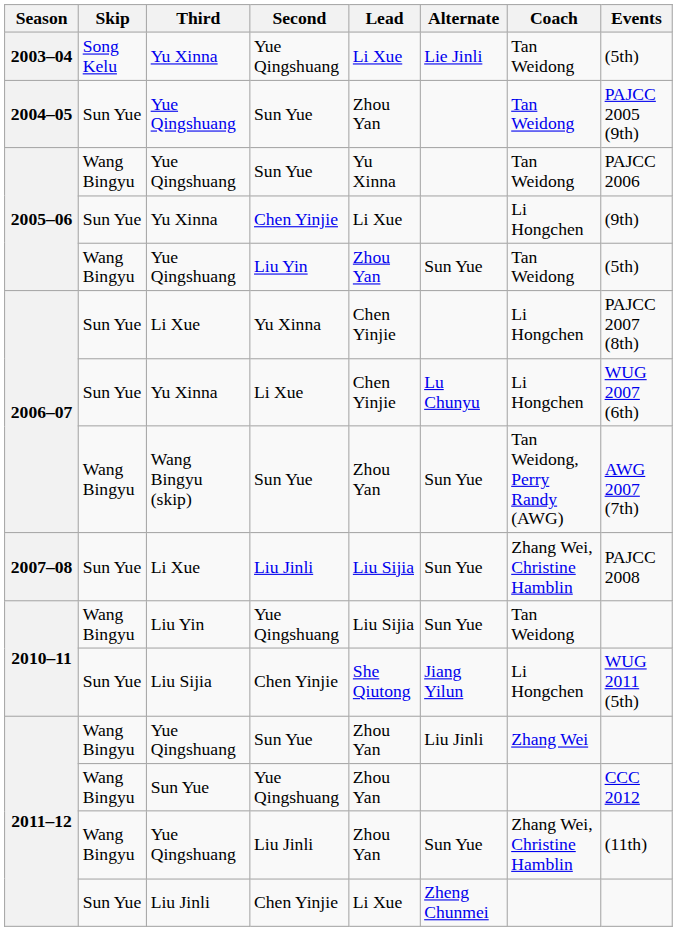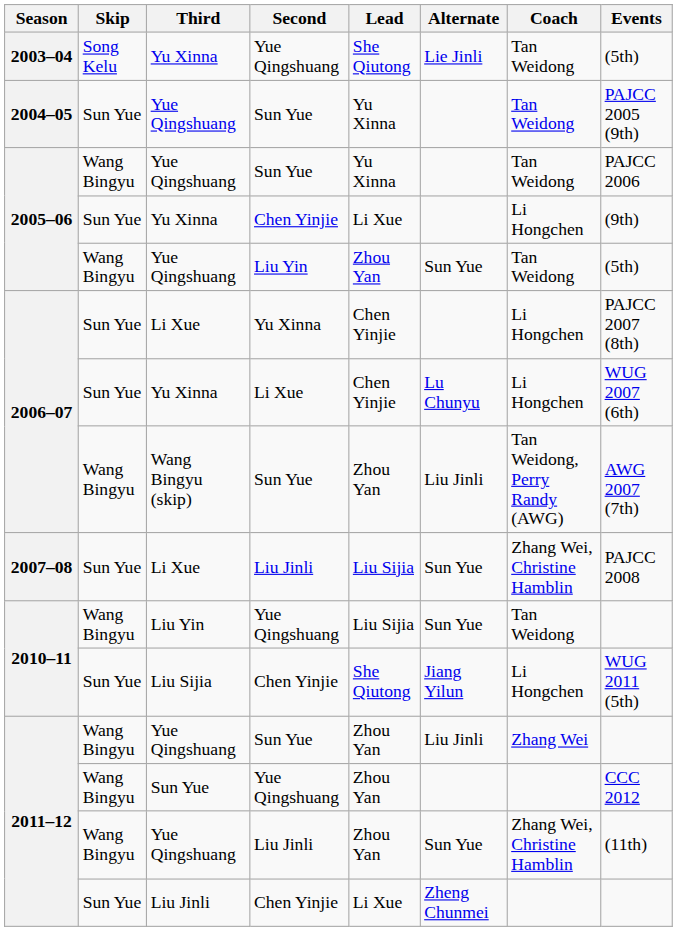(378, 56) Li Xue -> (382, 56) She Qiutong
(371, 113) Zhou Yan -> (374, 113) Yu Xinna
(453, 479) Sun Yue -> (454, 479) Liu Jinli
